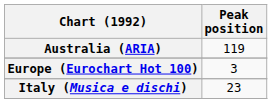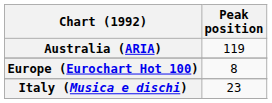(234, 68) 3 -> (234, 68) 8
